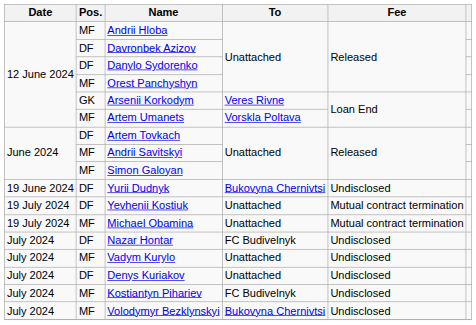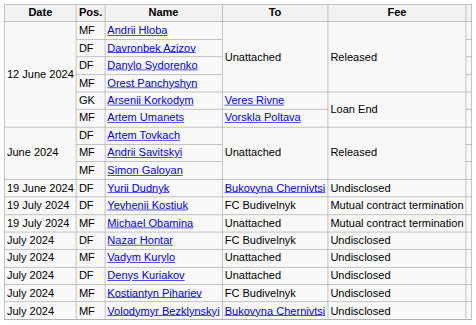(253, 205) Unattached -> (260, 205) FC Budivelnyk
